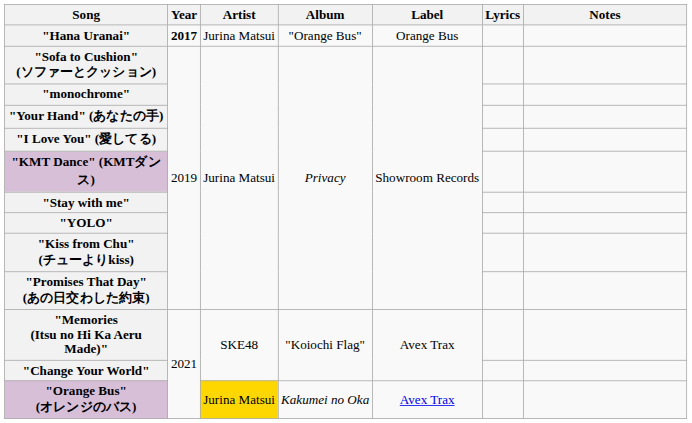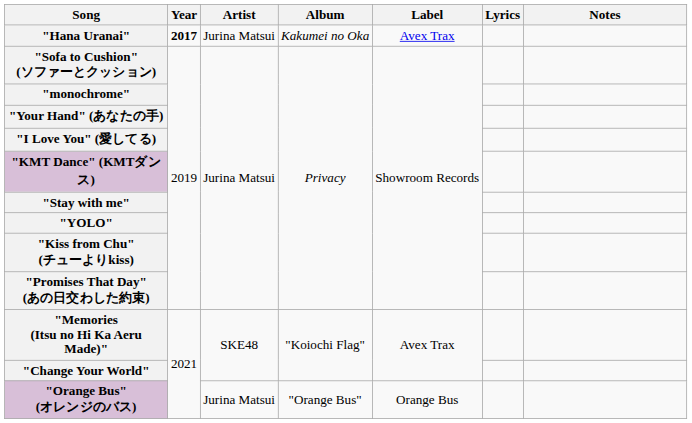(325, 35) "Orange Bus" -> (325, 35) Kakumei no Oka
(427, 35) Orange Bus -> (427, 35) Avex Trax
(239, 399) gold background -> (239, 399) no background
(325, 399) Kakumei no Oka -> (325, 399) "Orange Bus"
(427, 399) Avex Trax -> (427, 399) Orange Bus
